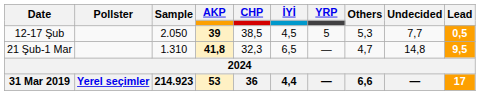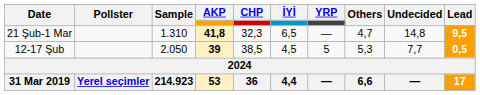rows swapped: (39, 49) <-> (39, 33)
